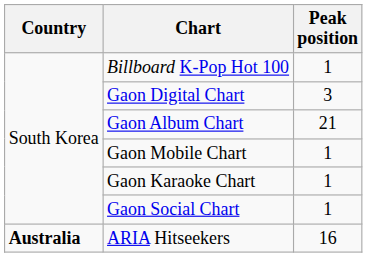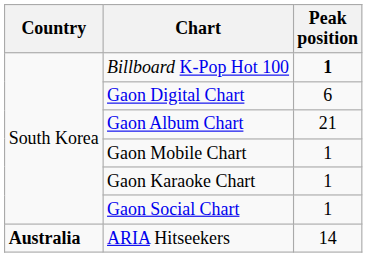(328, 67) normal -> (328, 67) bold
(328, 95) 3 -> (328, 95) 6
(328, 237) 16 -> (328, 237) 14
